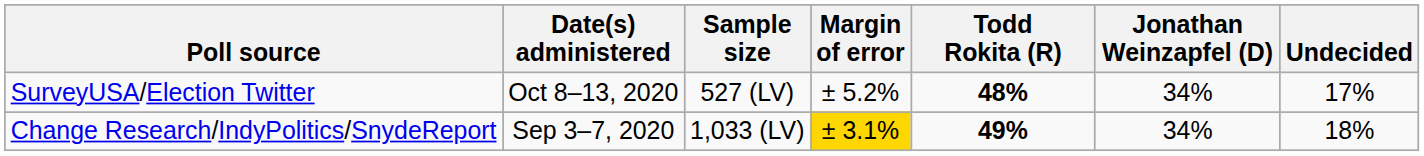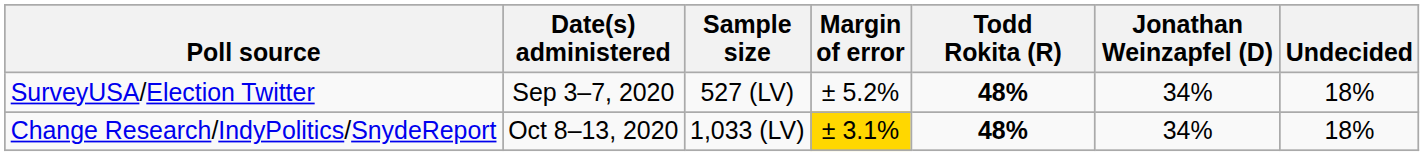(593, 92) Oct 8–13, 2020 -> (593, 92) Sep 3–7, 2020
(1349, 92) 17% -> (1349, 92) 18%
(593, 131) Sep 3–7, 2020 -> (593, 131) Oct 8–13, 2020
(1003, 131) 49% -> (1003, 131) 48%
